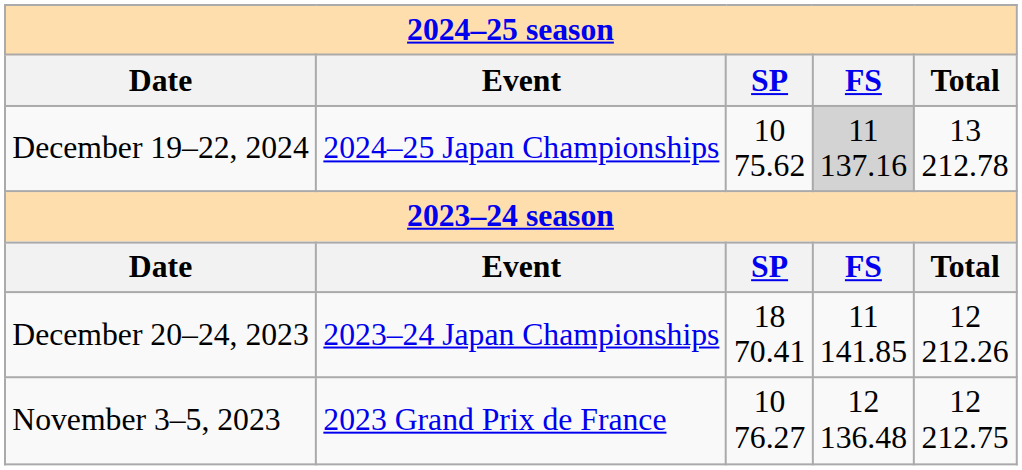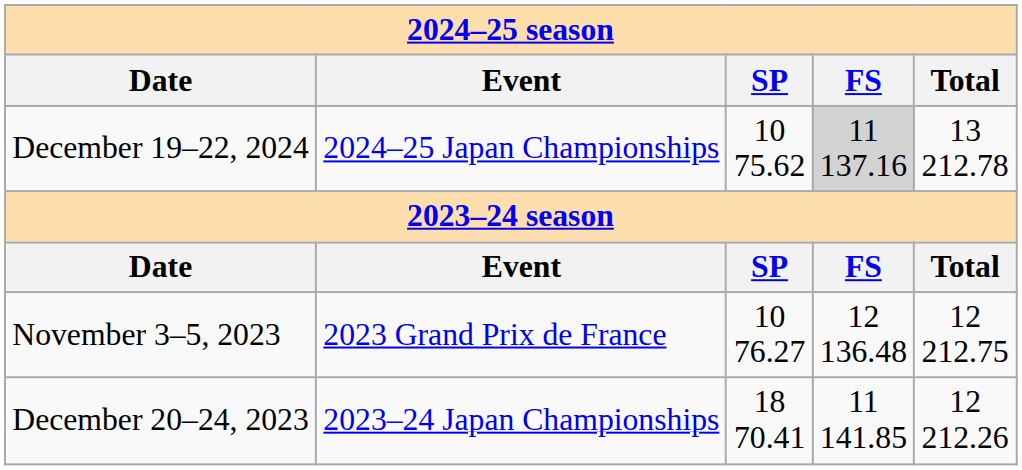rows swapped: (161, 334) <-> (146, 420)
